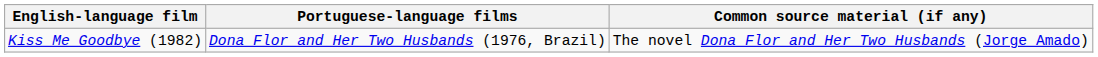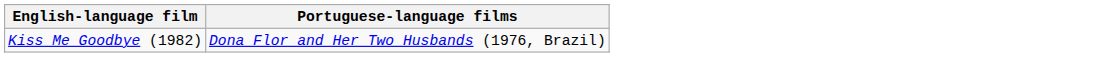- column: (851, 17)
